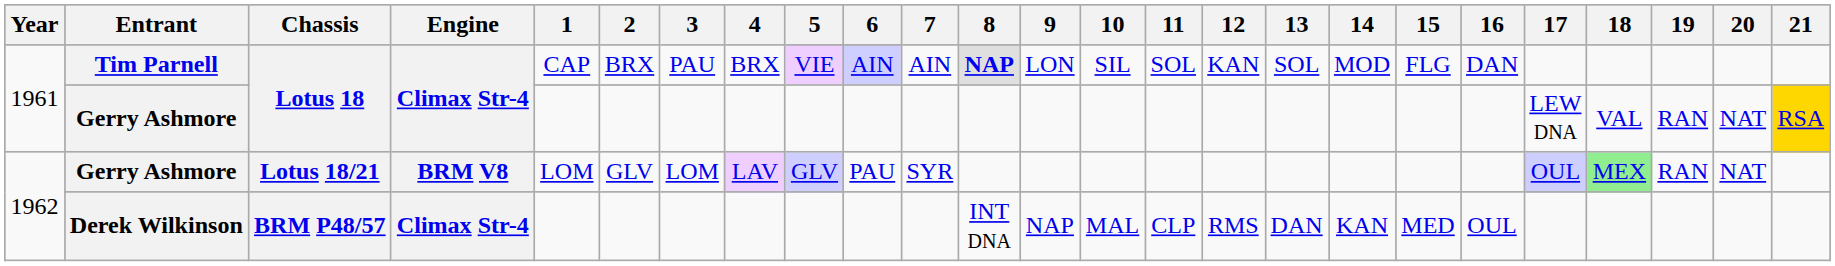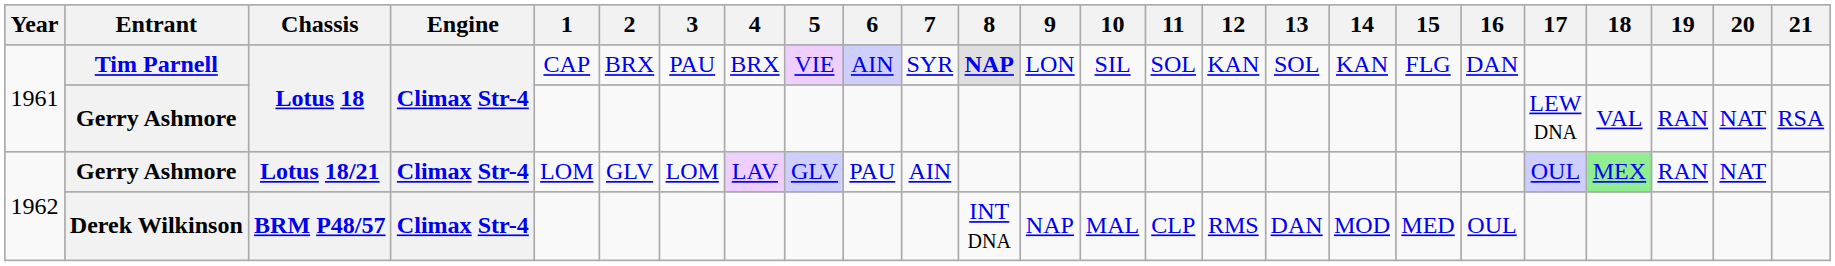(930, 64) AIN -> (930, 64) SYR
(1362, 64) MOD -> (1362, 64) KAN
(1801, 118) gold background -> (1801, 118) no background
(463, 172) BRM V8 -> (463, 172) Climax Str-4
(930, 172) SYR -> (930, 172) AIN
(1362, 225) KAN -> (1362, 225) MOD
